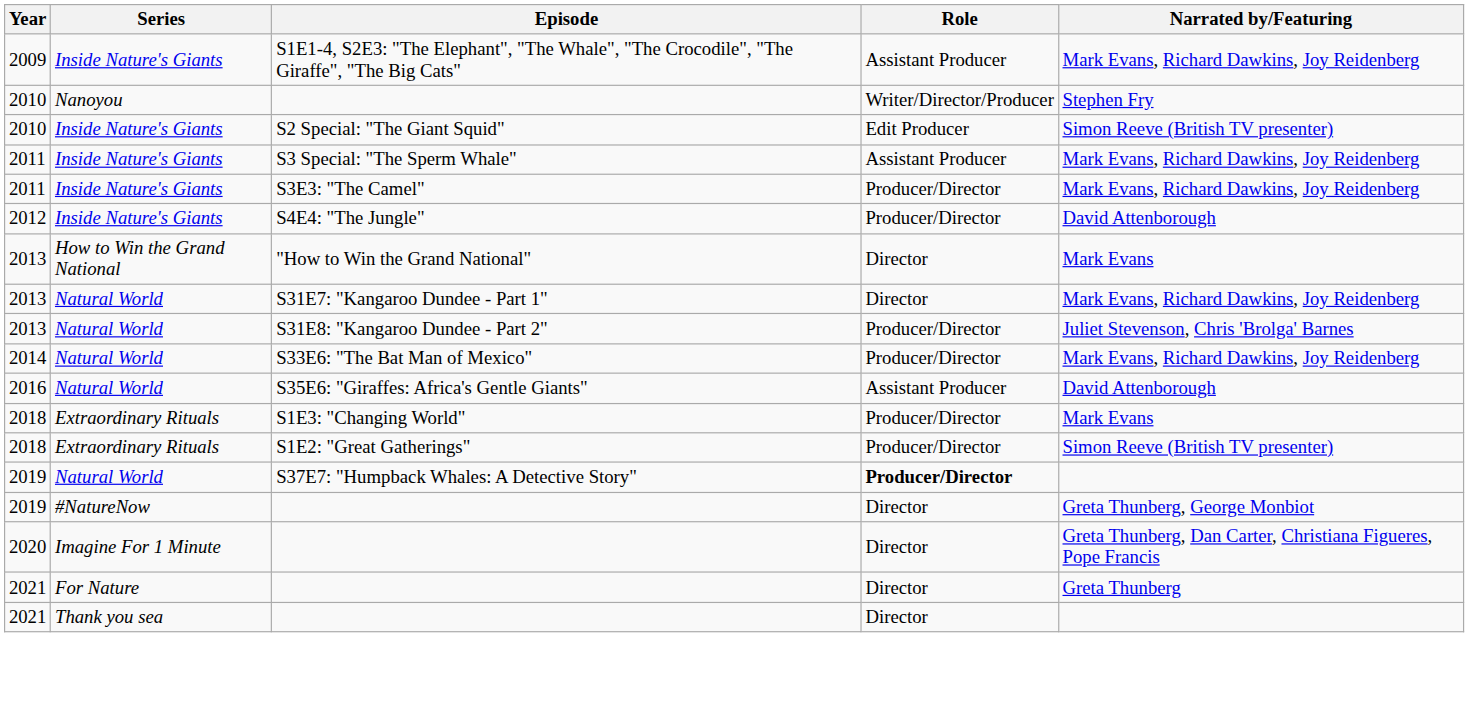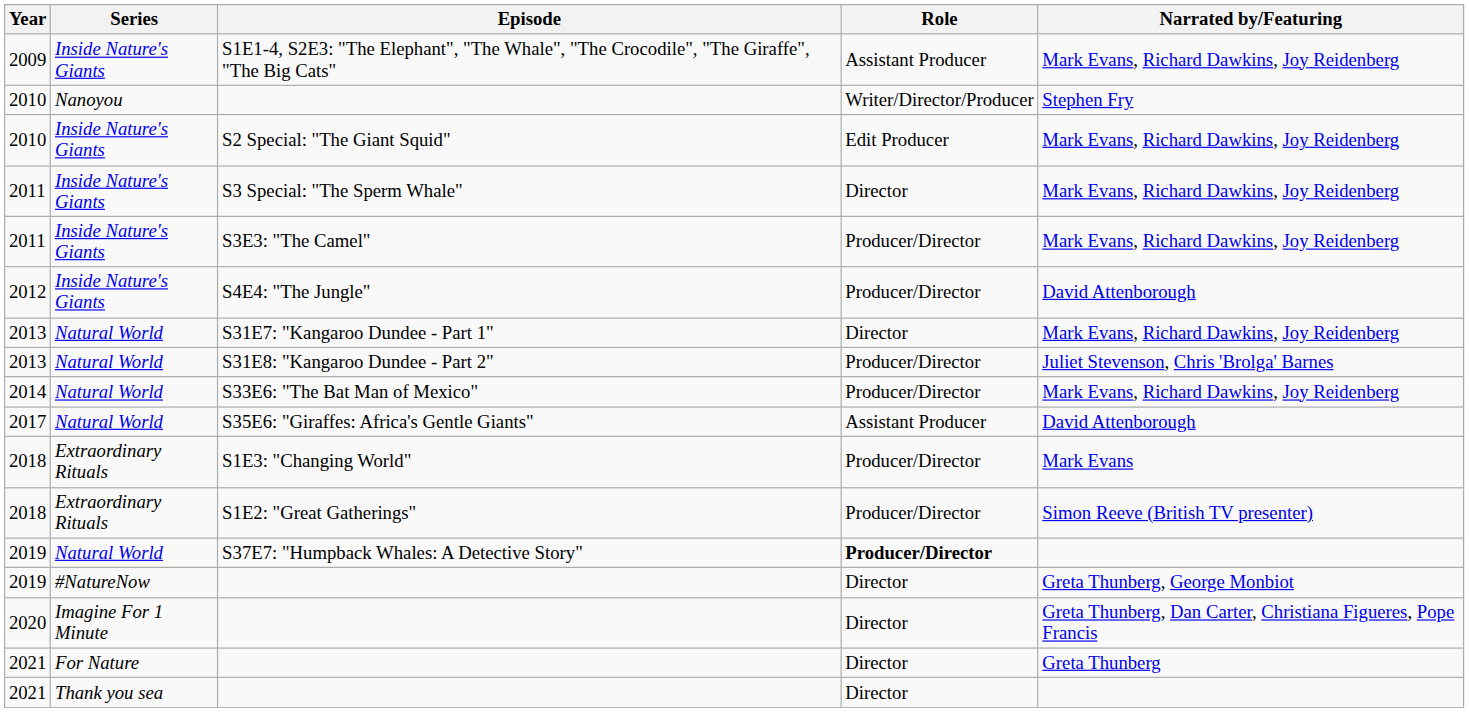(1198, 129) Simon Reeve (British TV presenter) -> (1221, 140) Mark Evans, Richard Dawkins, Joy Reidenberg
(936, 159) Assistant Producer -> (876, 190) Director
- row: (140, 258)
(28, 388) 2016 -> (28, 421) 2017
